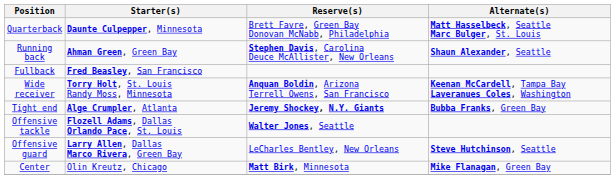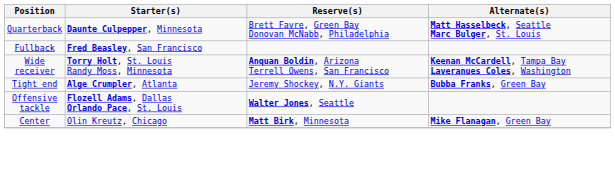- row: (35, 53)
(316, 108) bold -> (316, 85) normal
- row: (35, 149)
